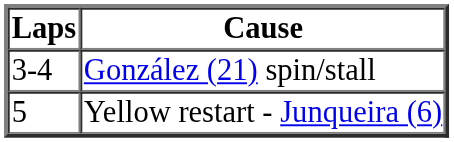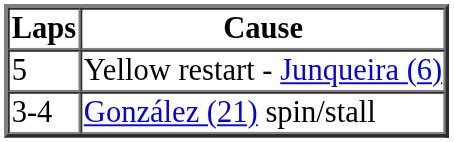rows swapped: (230, 70) <-> (263, 112)
